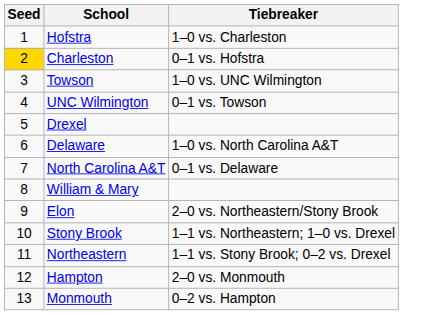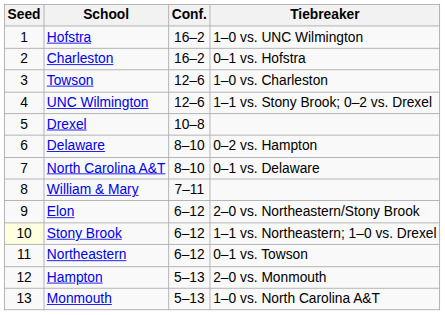+ column: (189, 15)
(229, 37) 1–0 vs. Charleston -> (288, 37) 1–0 vs. UNC Wilmington
(24, 59) gold background -> (24, 59) no background
(247, 80) 1–0 vs. UNC Wilmington -> (271, 80) 1–0 vs. Charleston
(219, 102) 0–1 vs. Towson -> (323, 102) 1–1 vs. Stony Brook; 0–2 vs. Drexel
(255, 146) 1–0 vs. North Carolina A&T -> (265, 146) 0–2 vs. Hampton
(24, 233) no background -> (24, 233) lightyellow background
(281, 255) 1–1 vs. Stony Brook; 0–2 vs. Drexel -> (261, 255) 0–1 vs. Towson
(224, 299) 0–2 vs. Hampton -> (297, 299) 1–0 vs. North Carolina A&T
